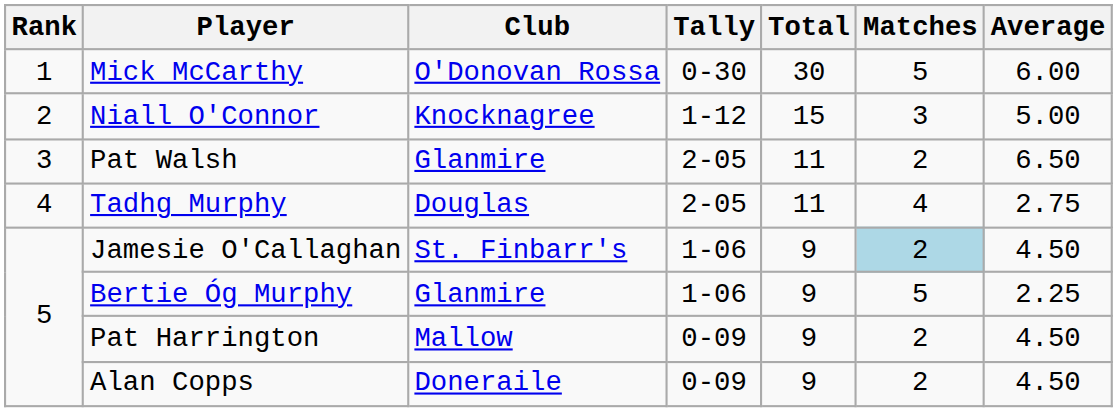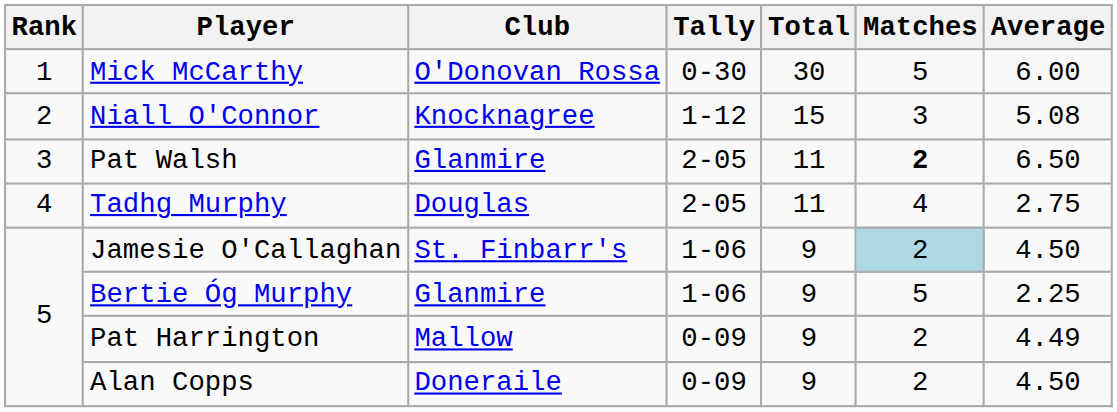(1048, 116) 5.00 -> (1048, 116) 5.08
(920, 161) normal -> (920, 161) bold
(1048, 339) 4.50 -> (1048, 339) 4.49
